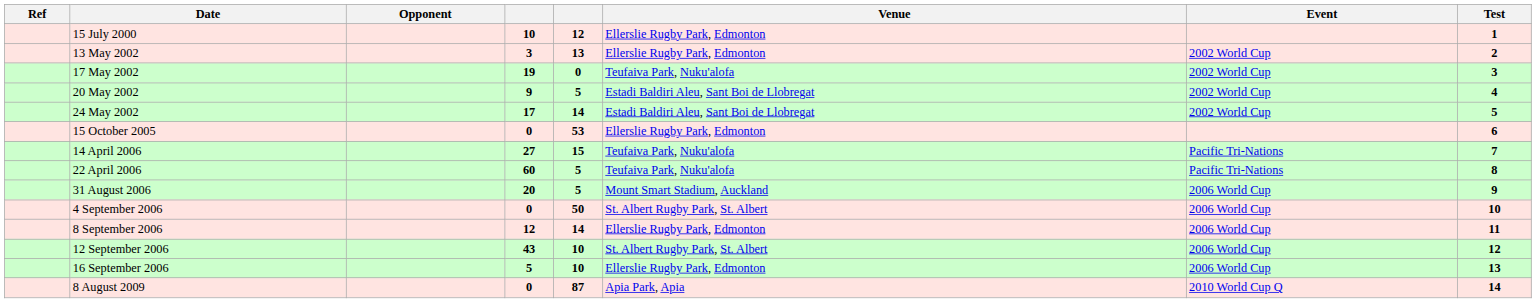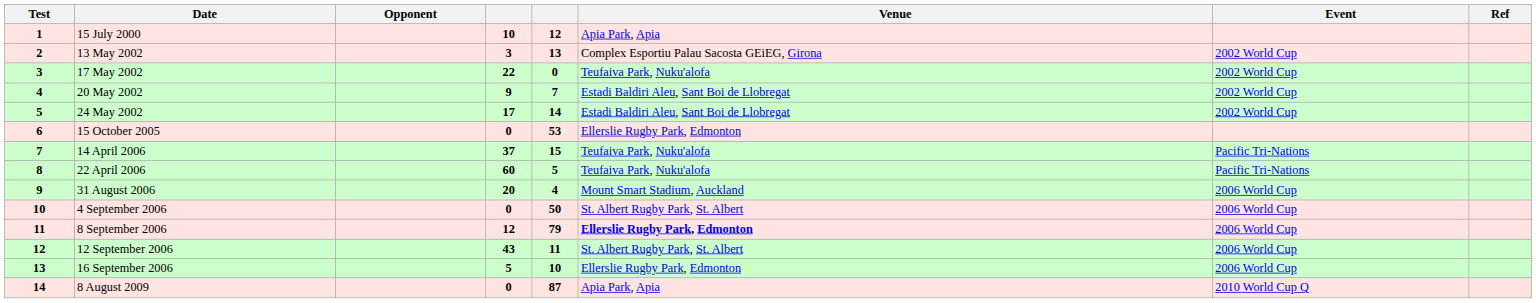columns swapped: (1494, 14) <-> (37, 14)
(685, 33) Ellerslie Rugby Park, Edmonton -> (620, 33) Apia Park, Apia
(685, 53) Ellerslie Rugby Park, Edmonton -> (701, 53) Complex Esportiu Palau Sacosta GEiEG, Girona
(529, 72) 19 -> (509, 72) 22
(578, 92) 5 -> (555, 92) 7
(529, 151) 27 -> (509, 151) 37
(578, 190) 5 -> (555, 190) 4
(578, 229) 14 -> (555, 229) 79
(685, 229) normal -> (667, 229) bold
(578, 248) 10 -> (555, 248) 11
